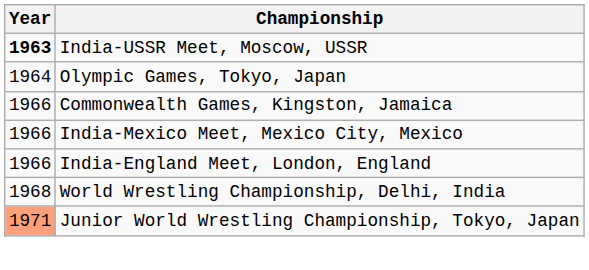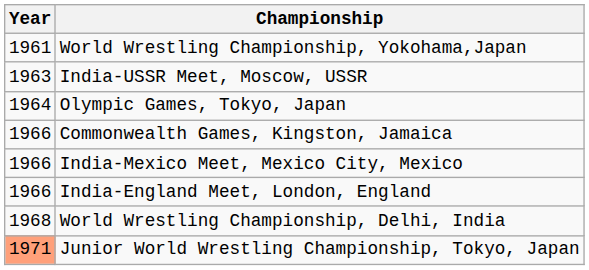+ row: (293, 48)
(30, 48) bold -> (30, 77) normal
